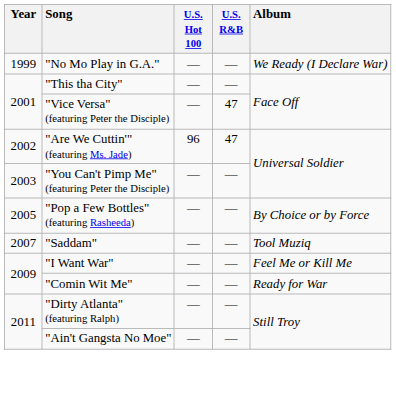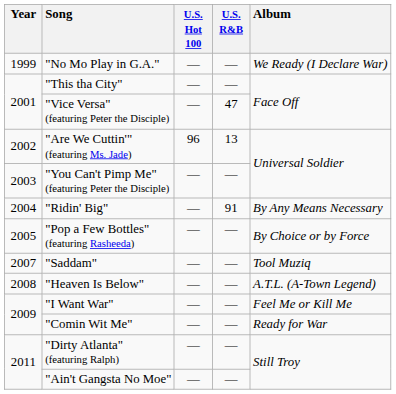(231, 139) 47 -> (231, 139) 13
+ row: (77, 208)
+ row: (95, 283)
